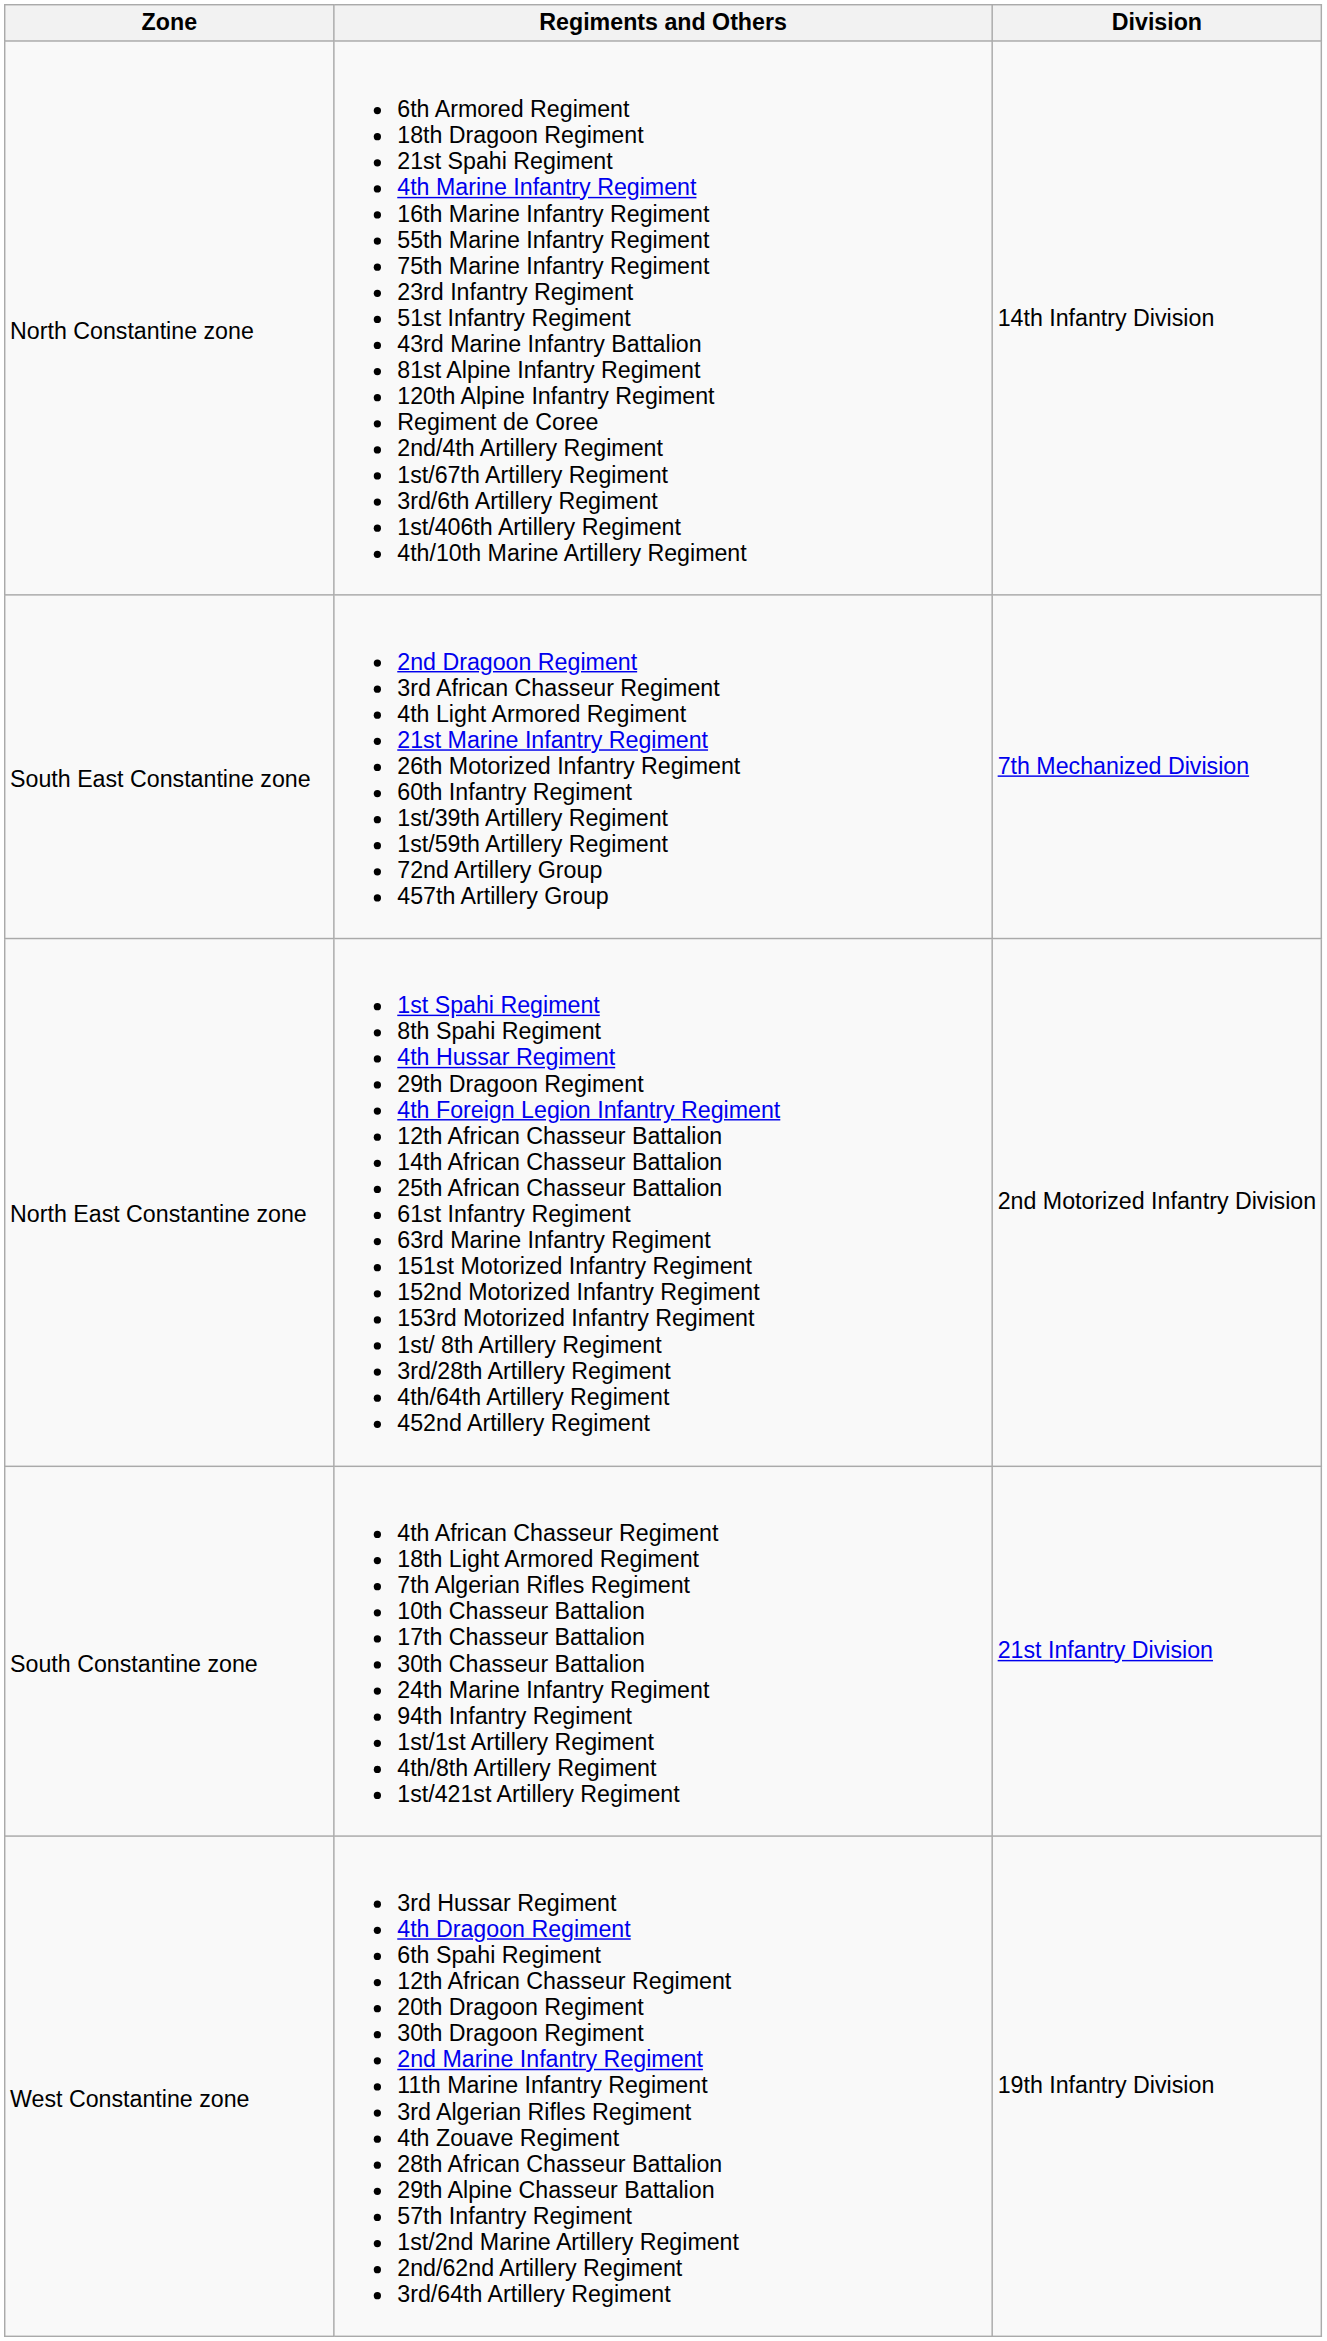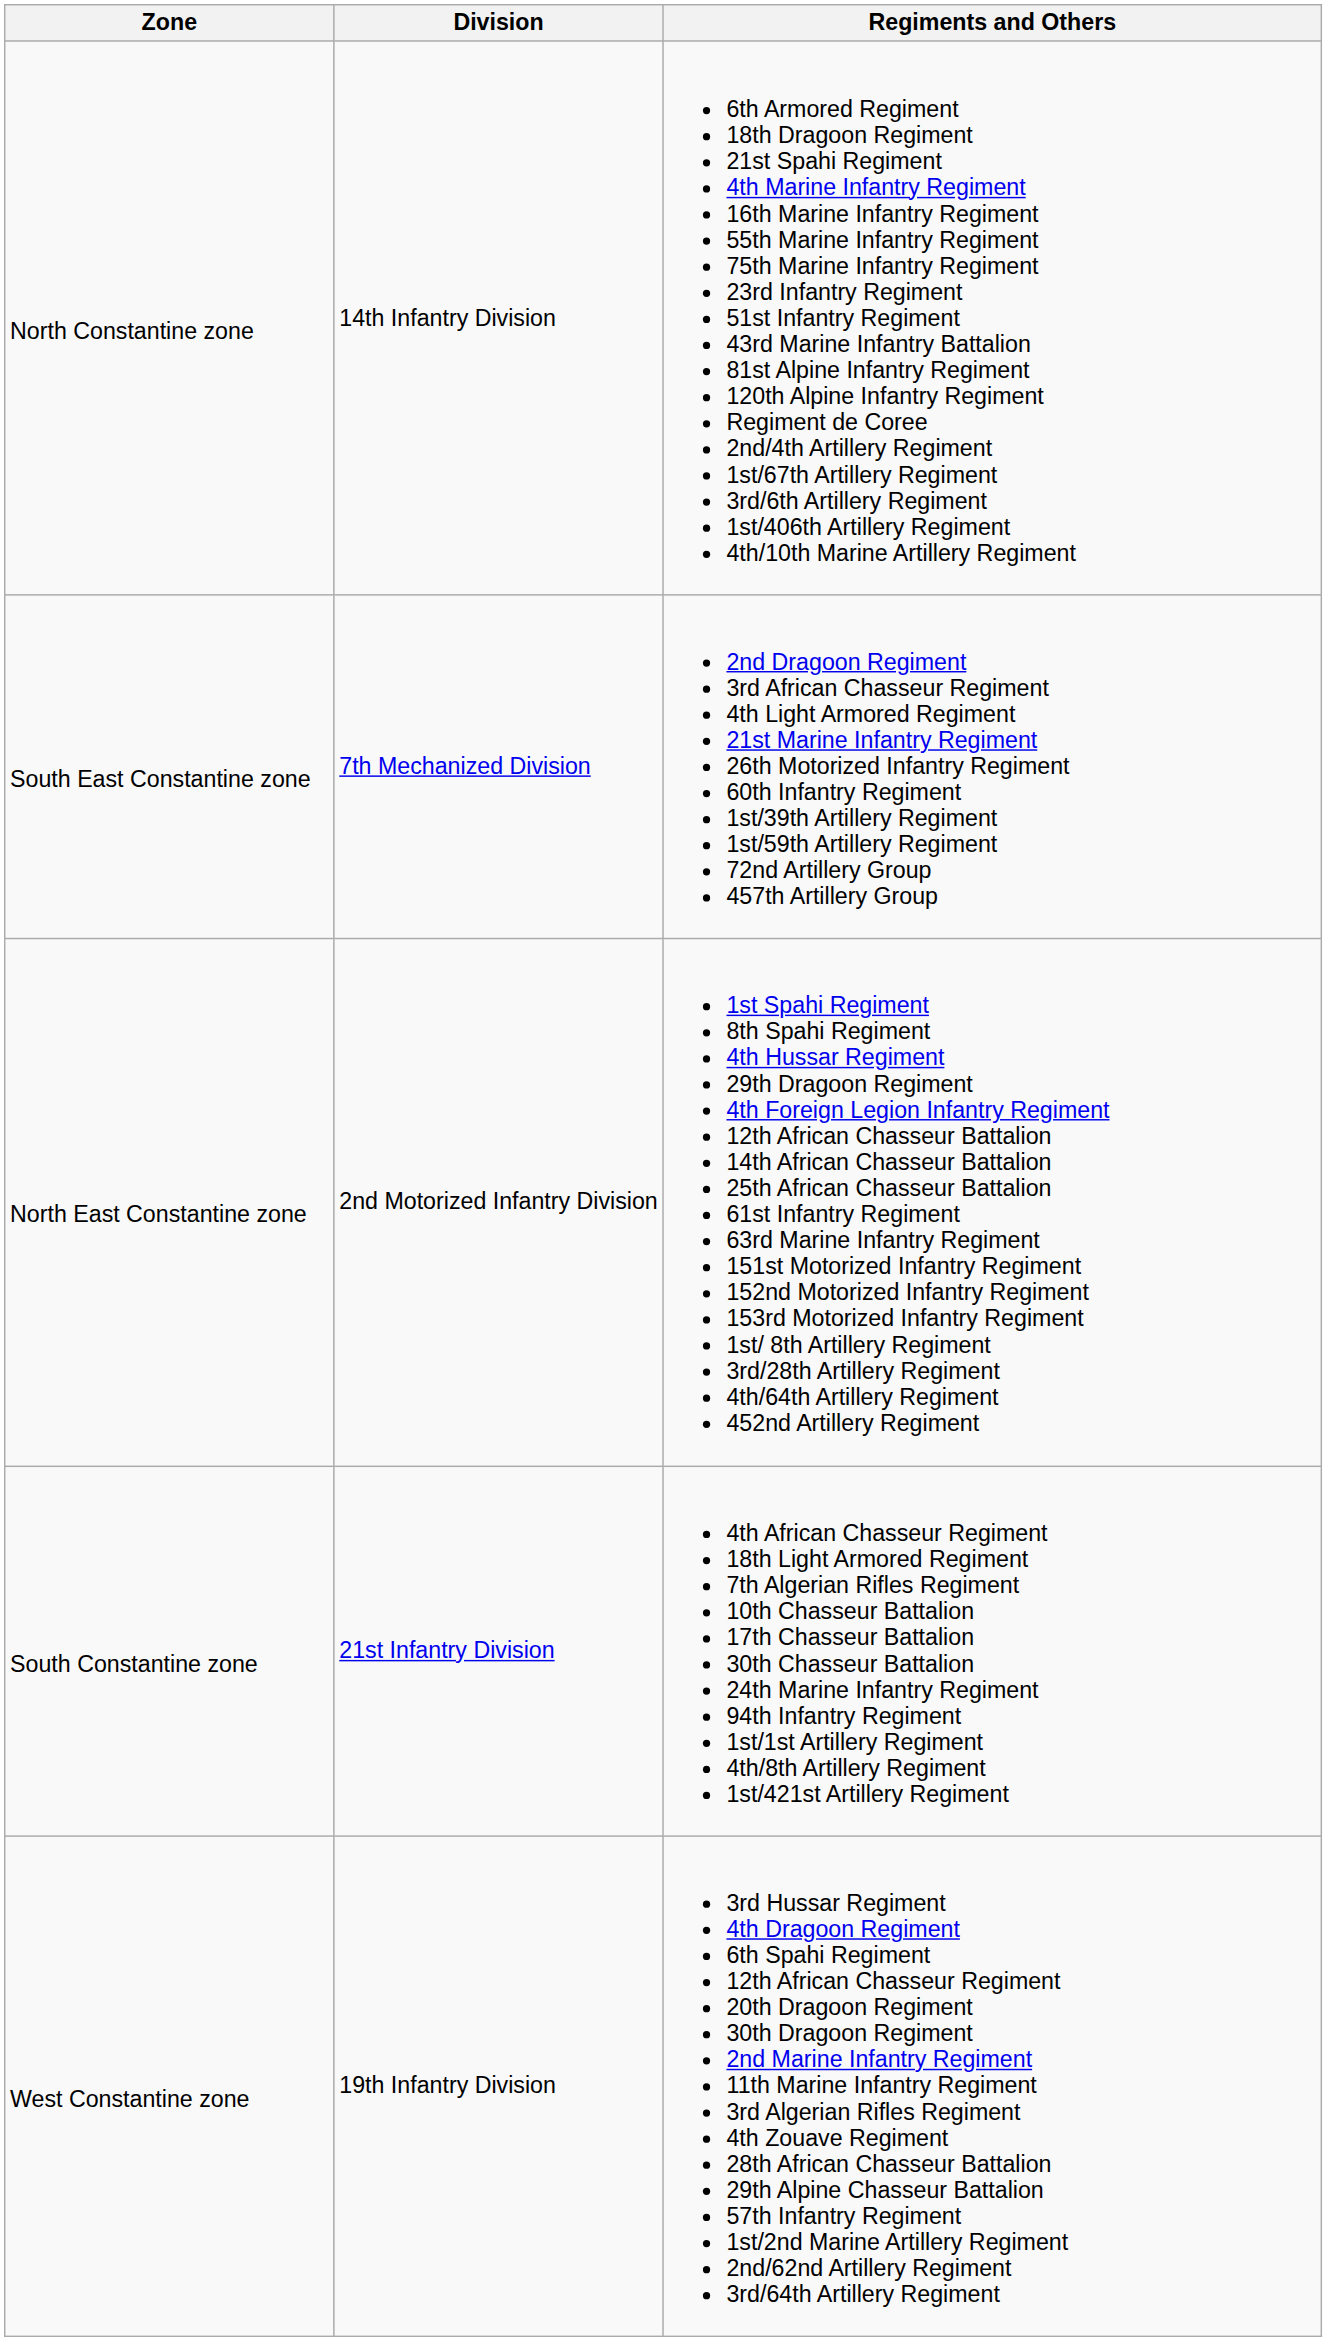columns swapped: (1157, 22) <-> (663, 22)
